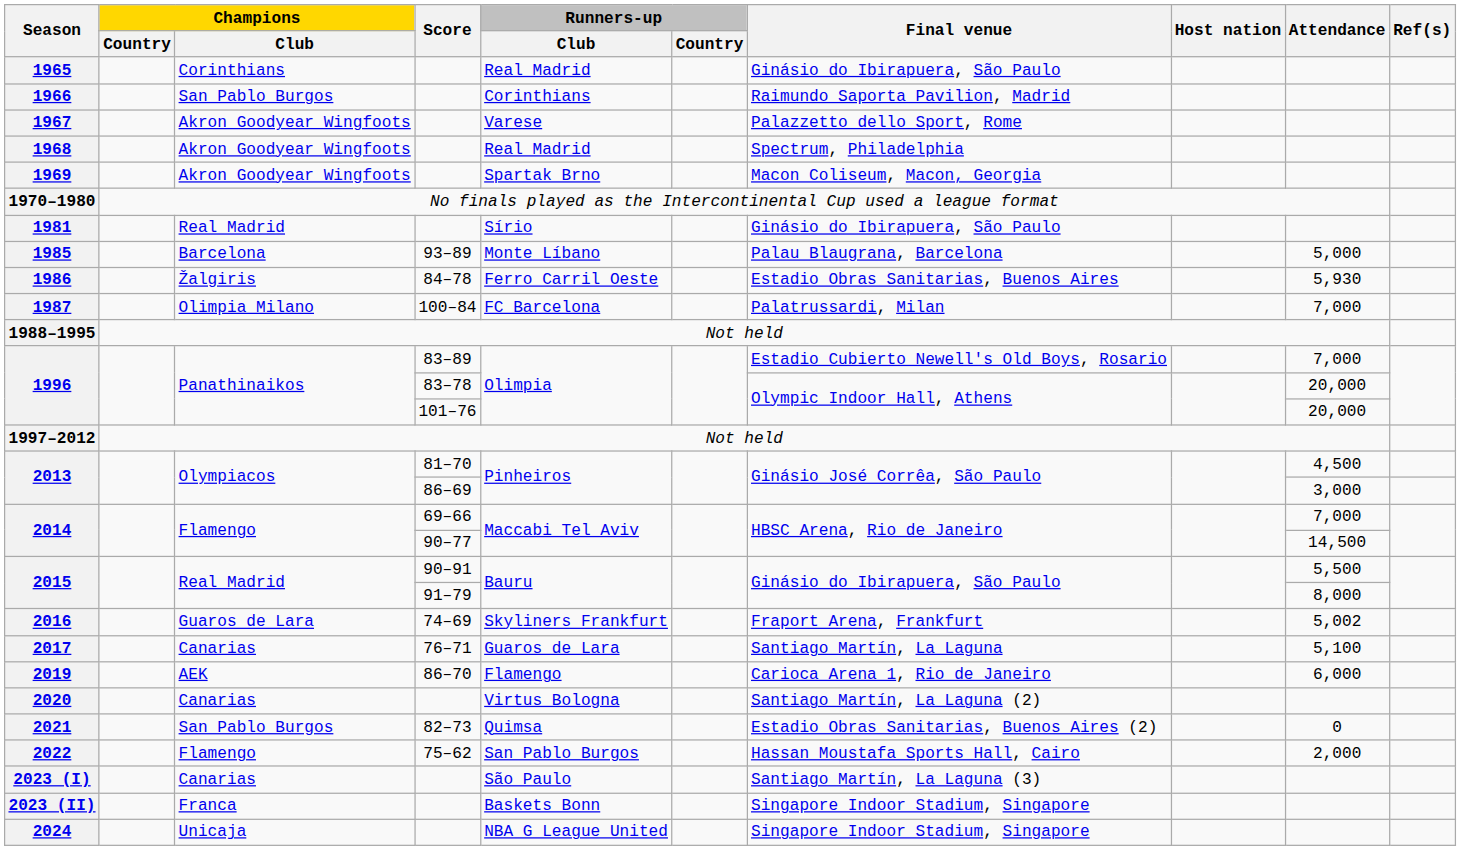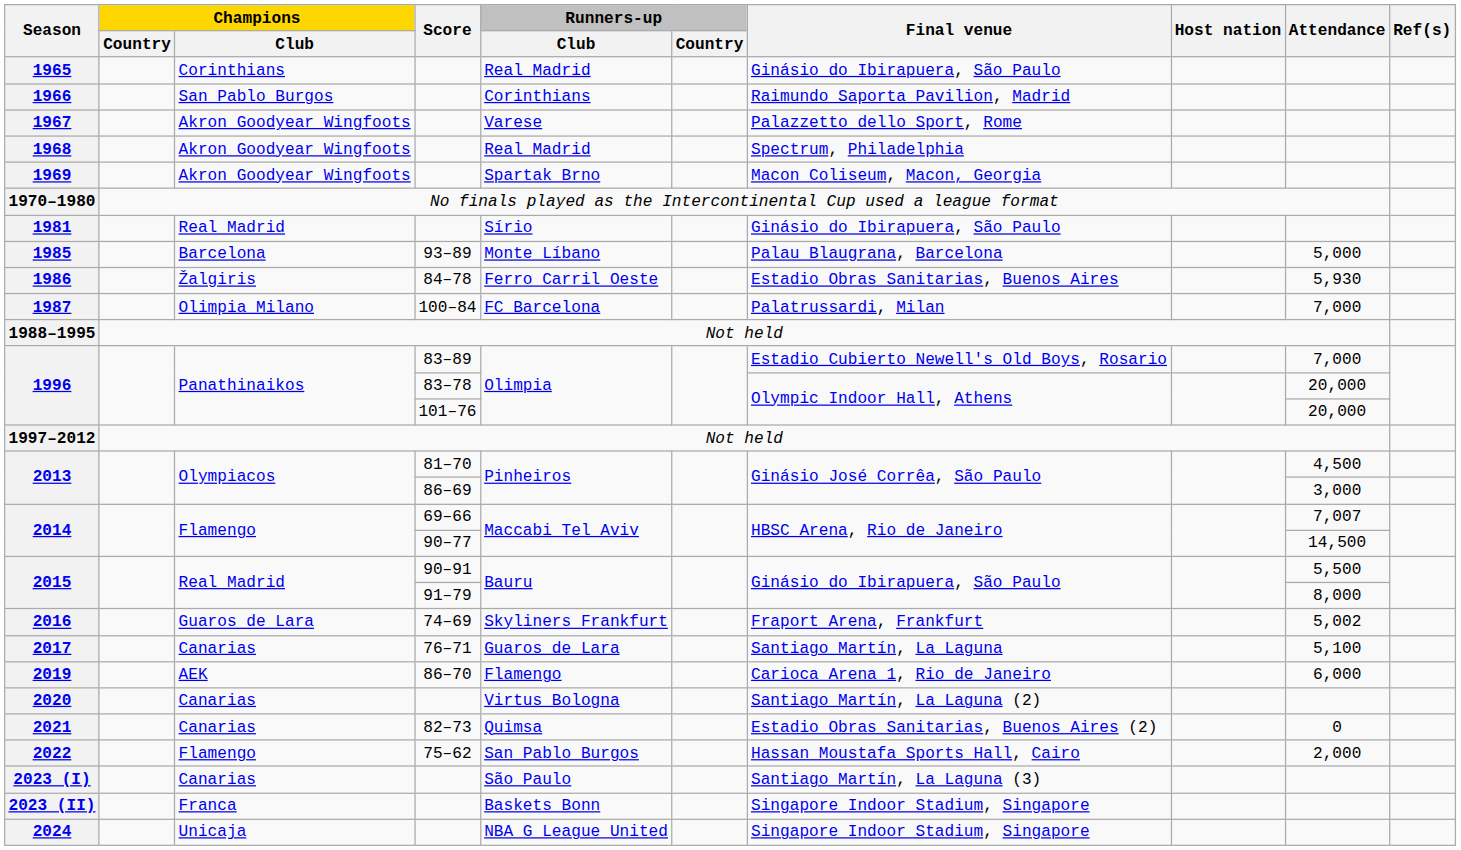(1337, 517) 7,000 -> (1337, 517) 7,007
(256, 727) San Pablo Burgos -> (217, 727) Canarias
